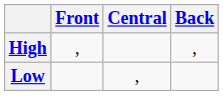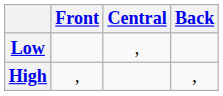rows swapped: (28, 47) <-> (28, 76)
